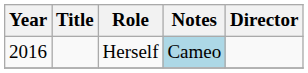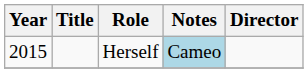(28, 51) 2016 -> (28, 51) 2015
